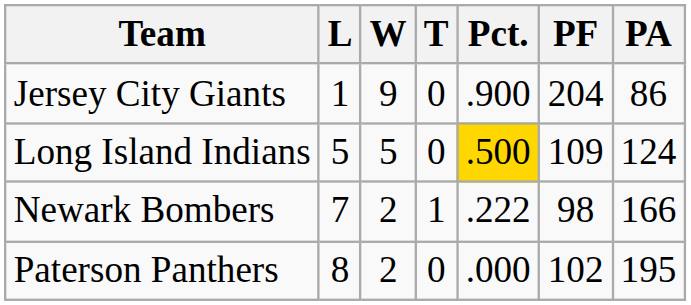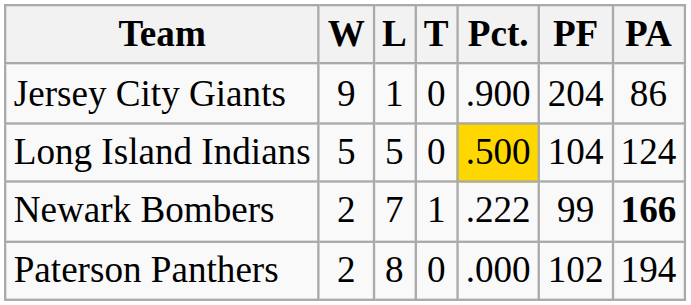columns swapped: (388, 33) <-> (340, 33)
(576, 151) 109 -> (576, 151) 104
(576, 210) 98 -> (576, 210) 99
(648, 210) normal -> (648, 210) bold
(648, 269) 195 -> (648, 269) 194
